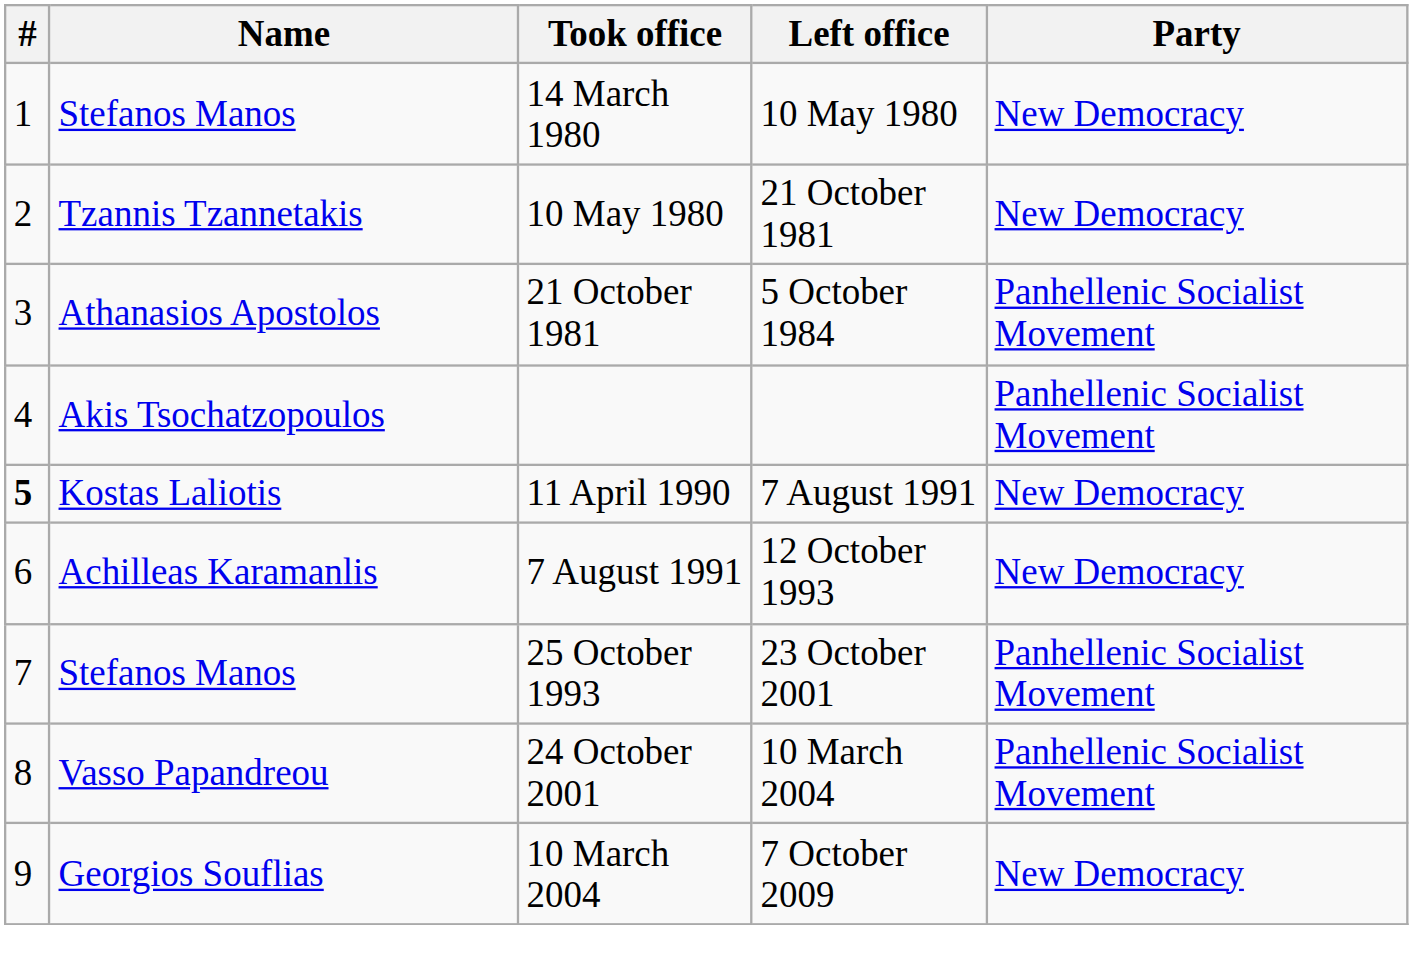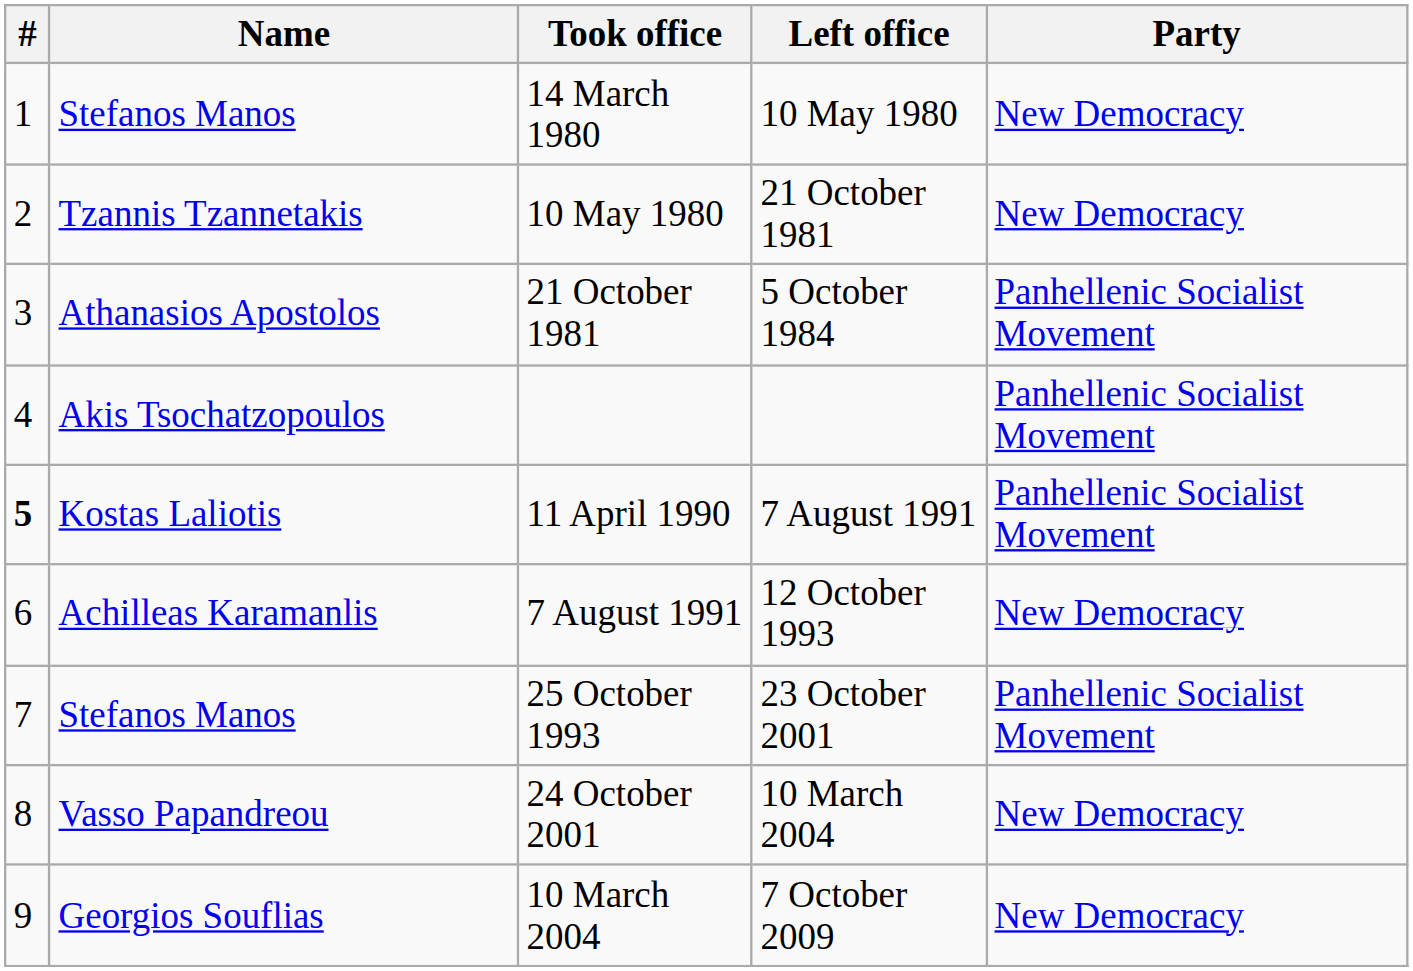(1119, 493) New Democracy -> (1149, 513) Panhellenic Socialist Movement
(1149, 773) Panhellenic Socialist Movement -> (1119, 814) New Democracy
